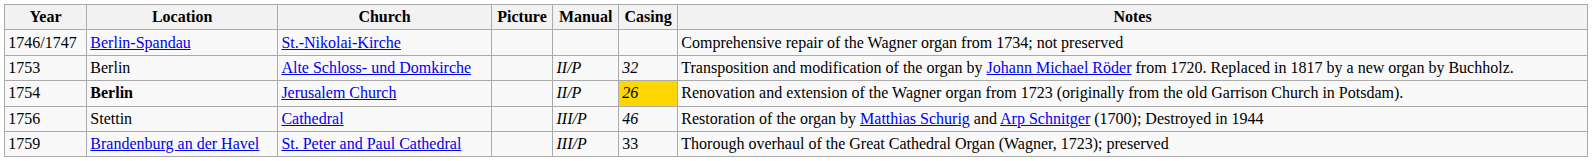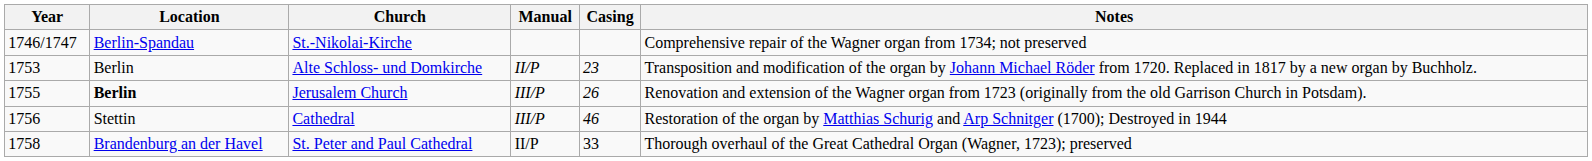- column: (522, 17)
(630, 67) 32 -> (591, 67) 23
(24, 93) 1754 -> (24, 93) 1755
(569, 93) II/P -> (530, 93) III/P
(630, 93) gold background -> (591, 93) no background
(24, 144) 1759 -> (24, 144) 1758
(572, 144) III/P -> (527, 144) II/P
